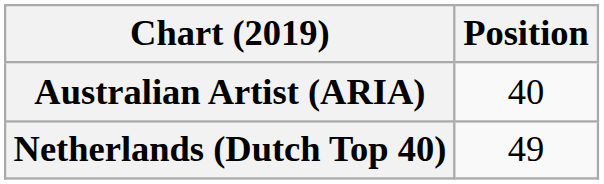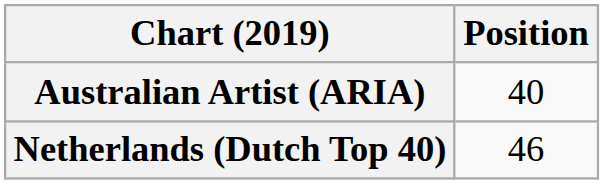(526, 149) 49 -> (526, 149) 46
